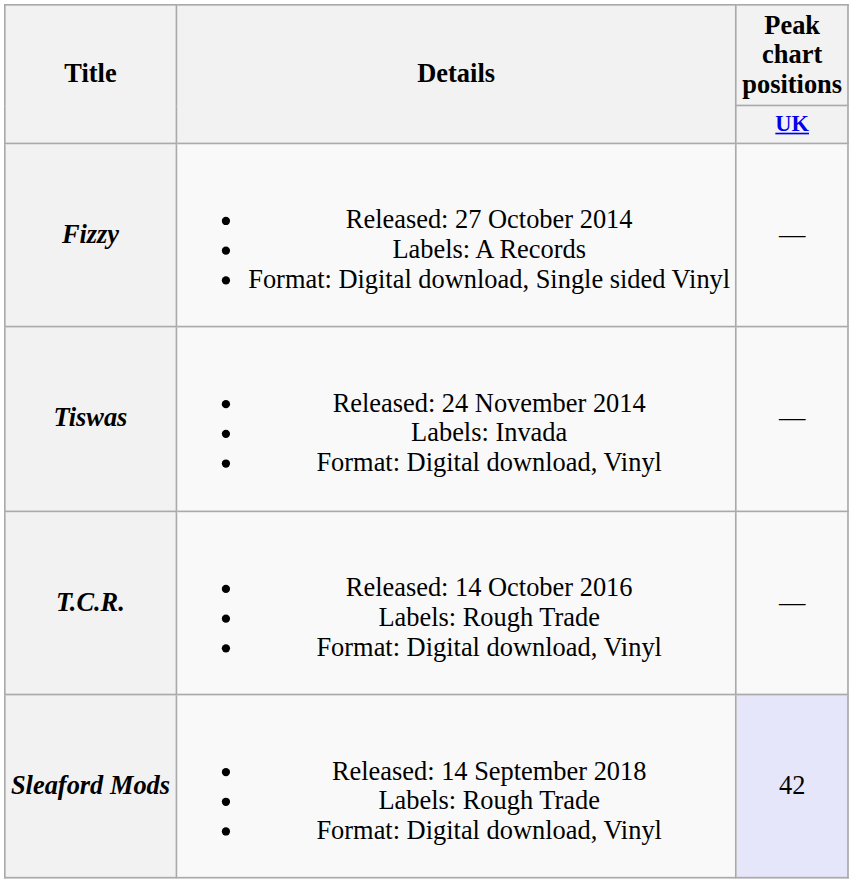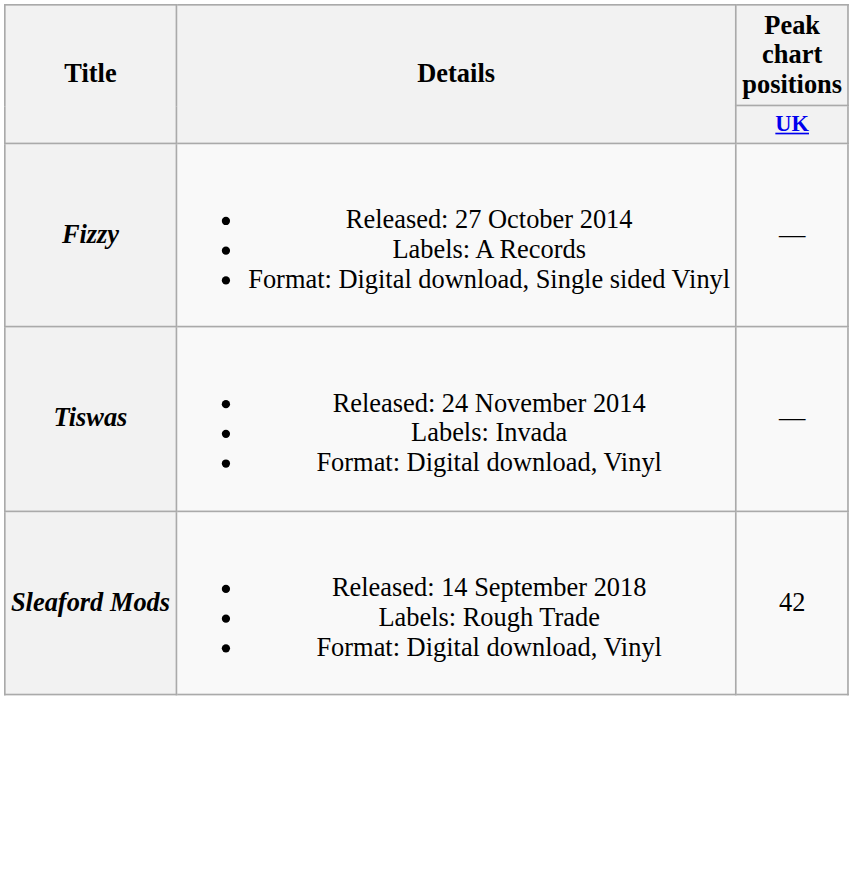- row: (90, 602)
(792, 785) lavender background -> (792, 602) no background
